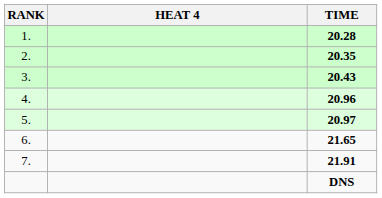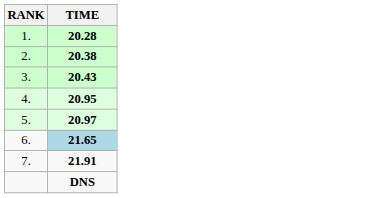- column: (177, 15)
(342, 57) 20.35 -> (82, 57) 20.38
(342, 98) 20.96 -> (82, 98) 20.95
(342, 140) no background -> (82, 140) lightblue background
